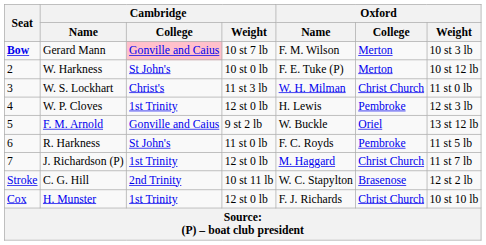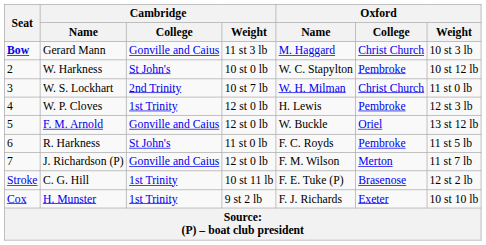(174, 50) pink background -> (174, 50) no background
(246, 50) 10 st 7 lb -> (246, 50) 11 st 3 lb
(309, 50) F. M. Wilson -> (307, 50) M. Haggard
(375, 50) Merton -> (391, 50) Christ Church
(311, 69) F. E. Tuke (P) -> (316, 69) W. C. Stapylton
(375, 69) Merton -> (382, 69) Pembroke
(147, 87) Christ's -> (155, 87) 2nd Trinity
(246, 87) 11 st 3 lb -> (246, 87) 10 st 7 lb
(243, 124) 9 st 2 lb -> (246, 124) 12 st 0 lb
(153, 161) 1st Trinity -> (174, 161) Gonville and Caius
(307, 161) M. Haggard -> (309, 161) F. M. Wilson
(391, 161) Christ Church -> (375, 161) Merton
(155, 180) 2nd Trinity -> (153, 180) 1st Trinity
(316, 180) W. C. Stapylton -> (311, 180) F. E. Tuke (P)
(246, 198) 12 st 0 lb -> (243, 198) 9 st 2 lb
(391, 198) Christ Church -> (373, 198) Exeter
